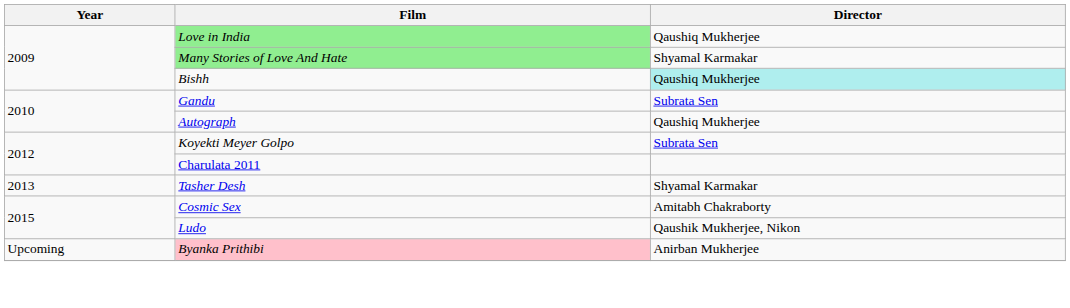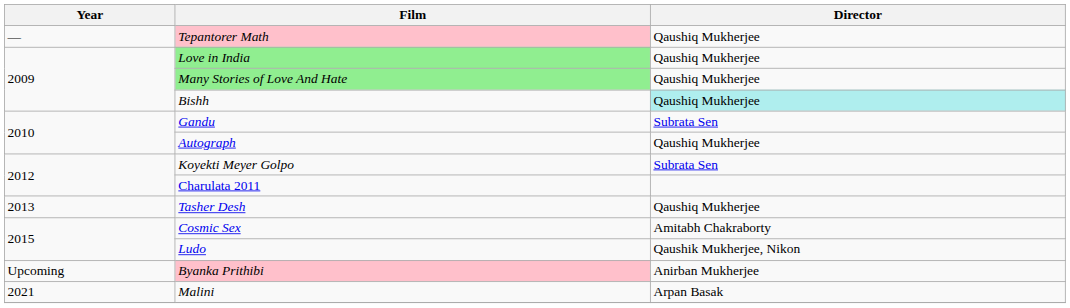+ row: (224, 36)
(705, 57) Shyamal Karmakar -> (707, 79) Qaushiq Mukherjee
(705, 185) Shyamal Karmakar -> (707, 206) Qaushiq Mukherjee
+ row: (196, 292)
